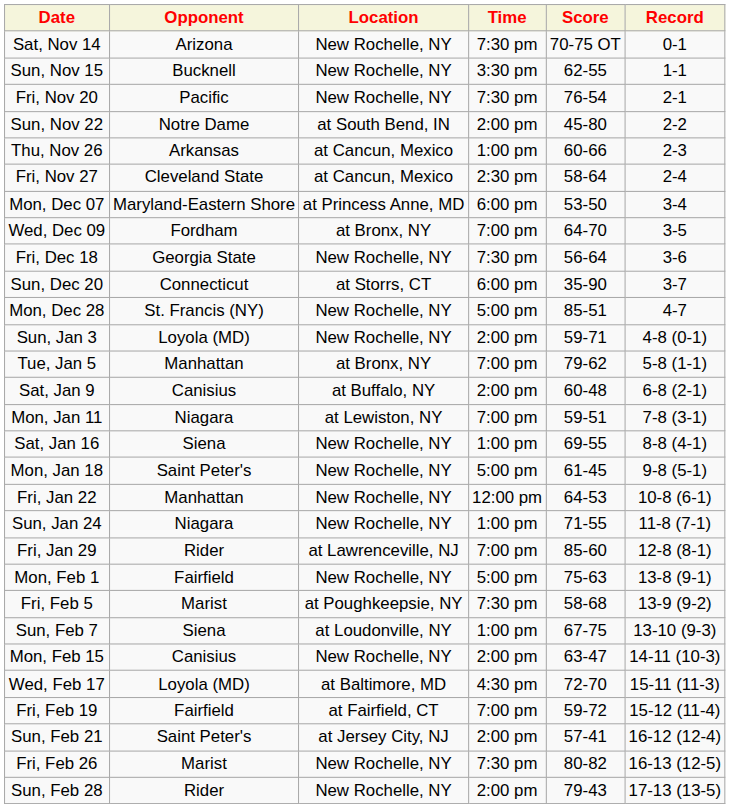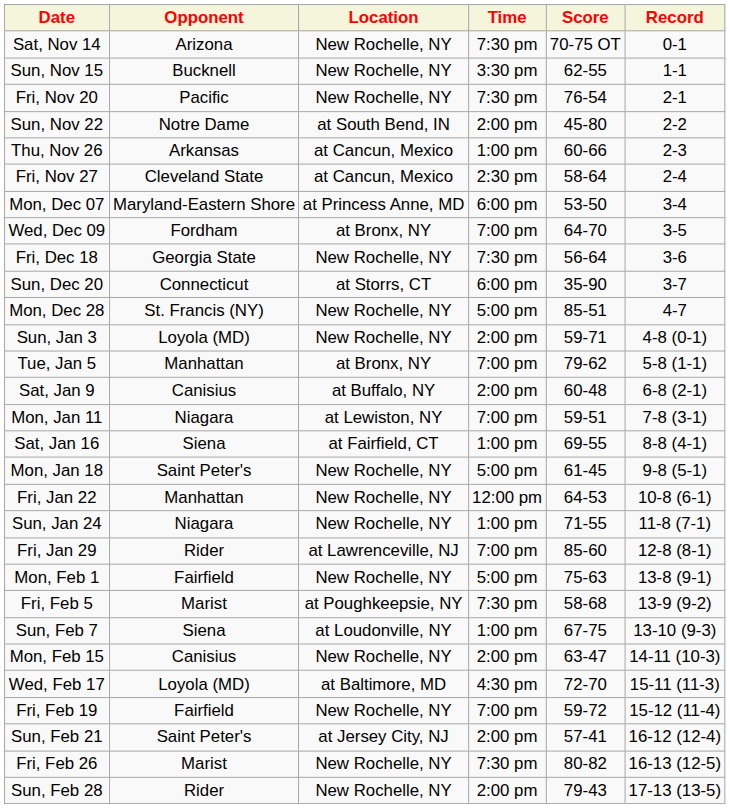(384, 444) New Rochelle, NY -> (384, 444) at Fairfield, CT
(384, 710) at Fairfield, CT -> (384, 710) New Rochelle, NY
